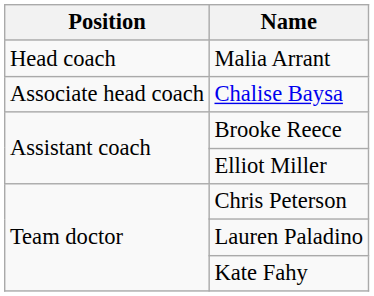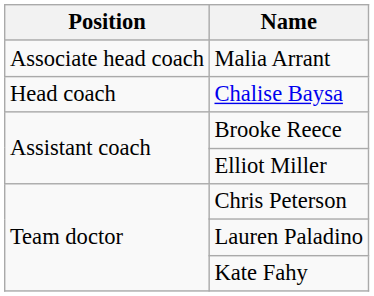(63, 58) Head coach -> (107, 58) Associate head coach
(107, 93) Associate head coach -> (63, 93) Head coach
